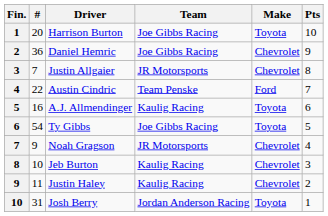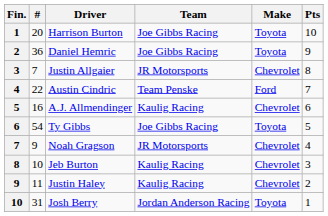(277, 51) Chevrolet -> (270, 51) Toyota
(270, 108) Toyota -> (277, 108) Chevrolet
